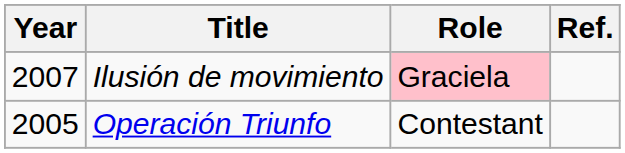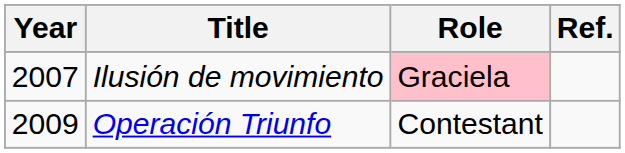(45, 123) 2005 -> (45, 123) 2009
